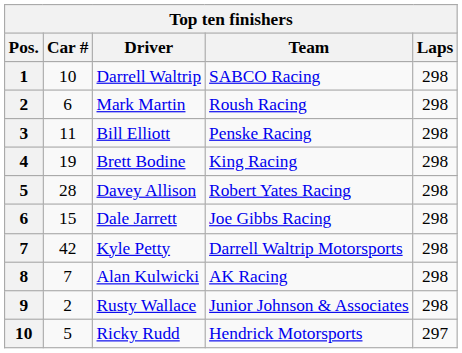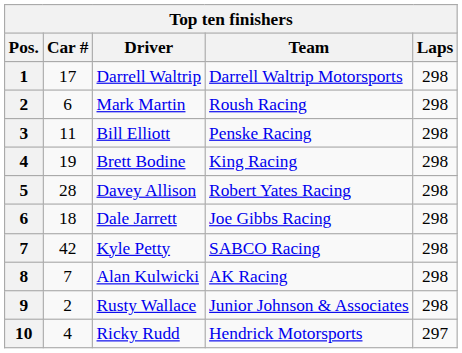(68, 76) 10 -> (68, 76) 17
(265, 76) SABCO Racing -> (306, 76) Darrell Waltrip Motorsports
(68, 218) 15 -> (68, 218) 18
(306, 247) Darrell Waltrip Motorsports -> (265, 247) SABCO Racing
(68, 333) 5 -> (68, 333) 4
